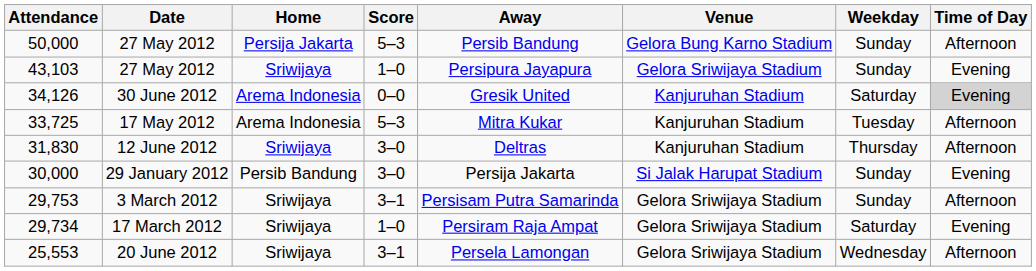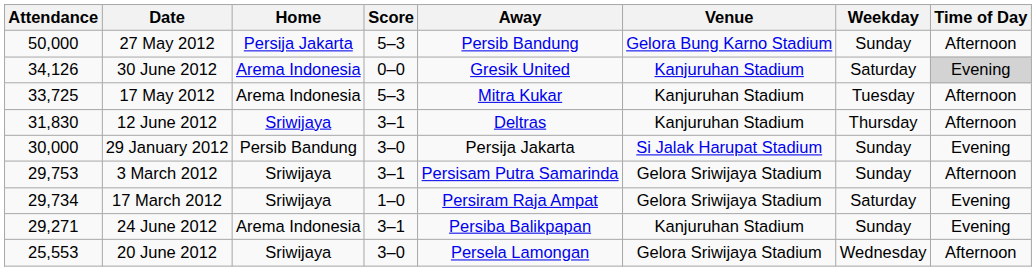- row: (53, 69)
(391, 148) 3–0 -> (391, 122) 3–1
+ row: (53, 226)
(391, 252) 3–1 -> (391, 252) 3–0
